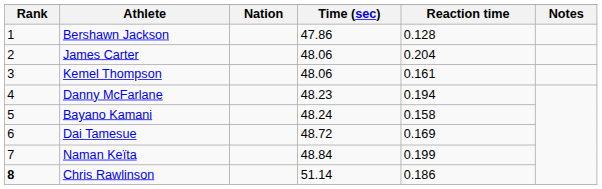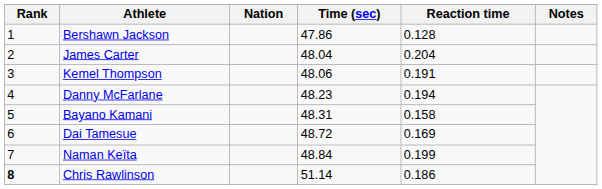(317, 54) 48.06 -> (317, 54) 48.04
(420, 74) 0.161 -> (420, 74) 0.191
(317, 114) 48.24 -> (317, 114) 48.31
